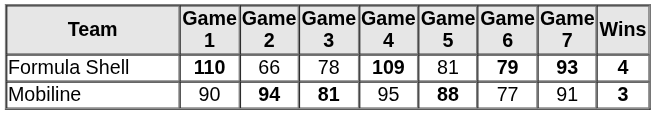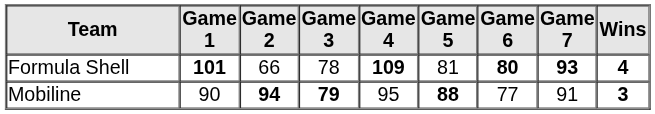(210, 67) 110 -> (210, 67) 101
(508, 67) 79 -> (508, 67) 80
(329, 94) 81 -> (329, 94) 79
